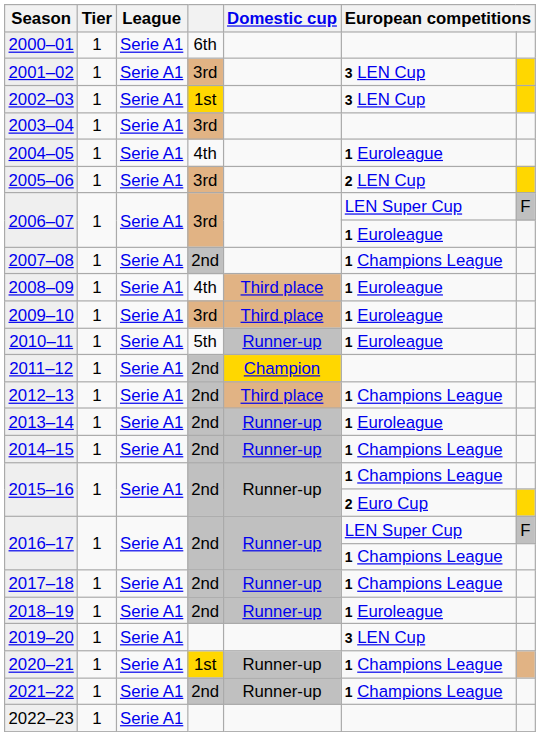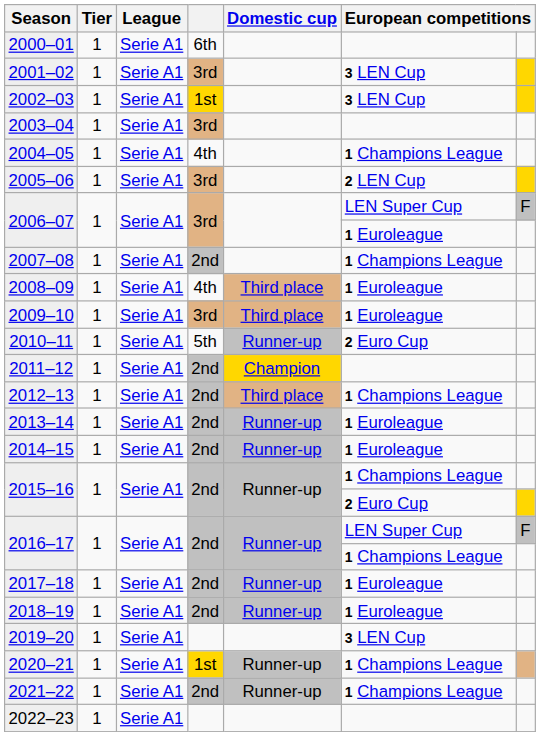(394, 153) 1 Euroleague -> (424, 153) 1 Champions League
(394, 341) 1 Euroleague -> (386, 341) 2 Euro Cup
(424, 449) 1 Champions League -> (394, 449) 1 Euroleague
(424, 584) 1 Champions League -> (394, 584) 1 Euroleague
